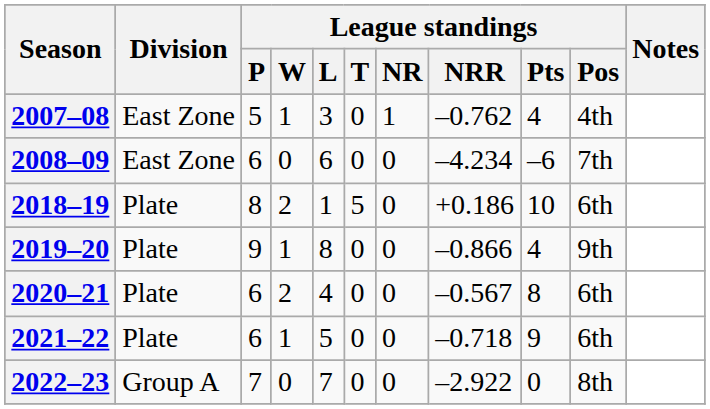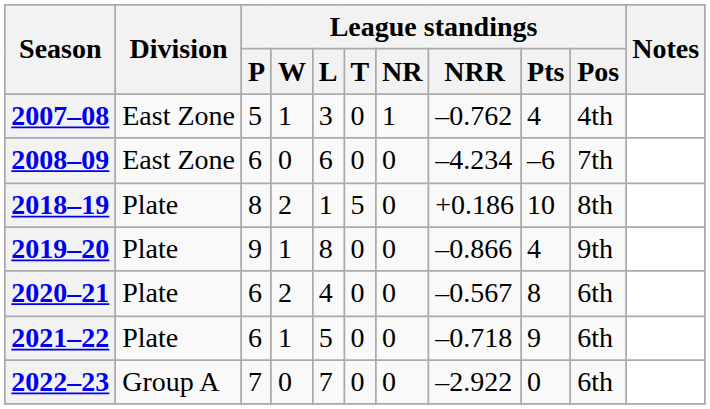(595, 204) 6th -> (595, 204) 8th
(595, 381) 8th -> (595, 381) 6th
